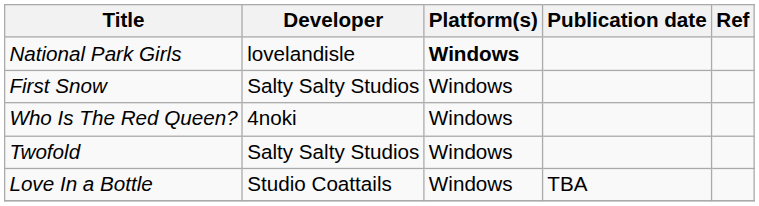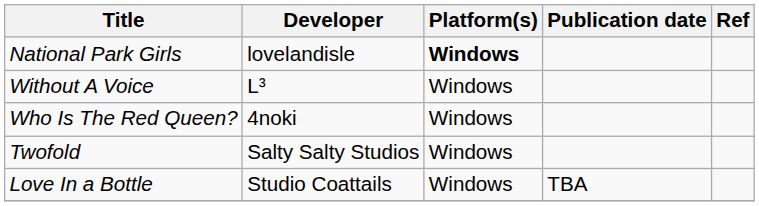+ row: (82, 86)
- row: (58, 86)
